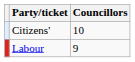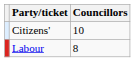(76, 48) 9 -> (76, 48) 8
